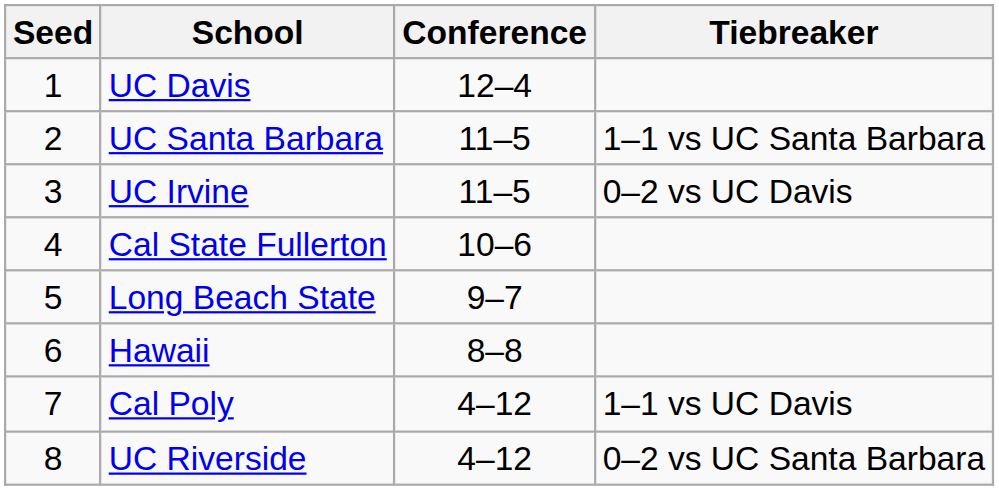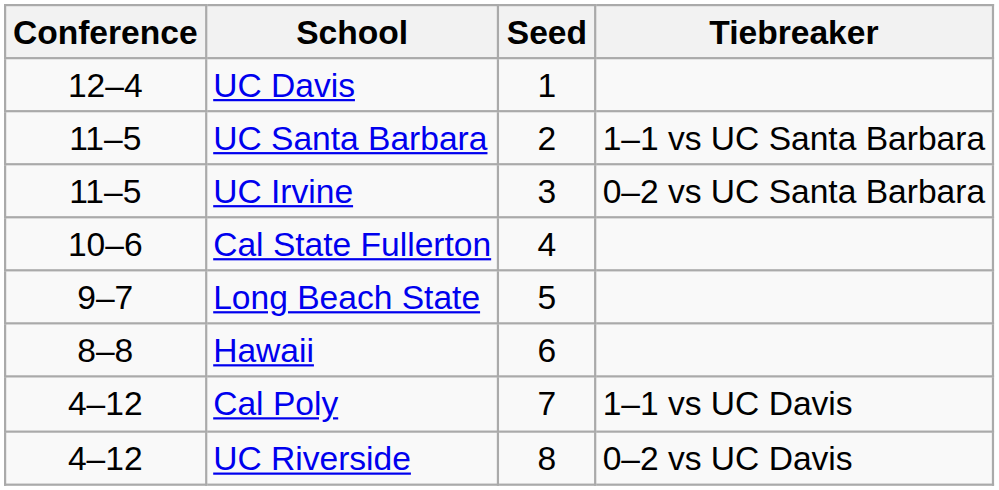columns swapped: (53, 32) <-> (495, 32)
(728, 191) 0–2 vs UC Davis -> (794, 191) 0–2 vs UC Santa Barbara
(794, 457) 0–2 vs UC Santa Barbara -> (728, 457) 0–2 vs UC Davis
